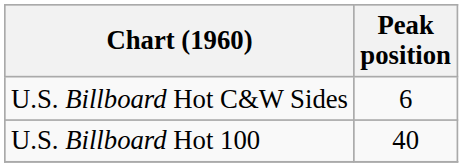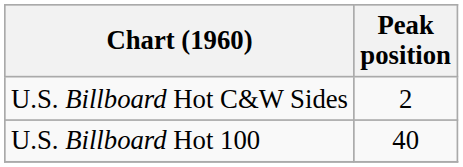(406, 98) 6 -> (406, 98) 2
